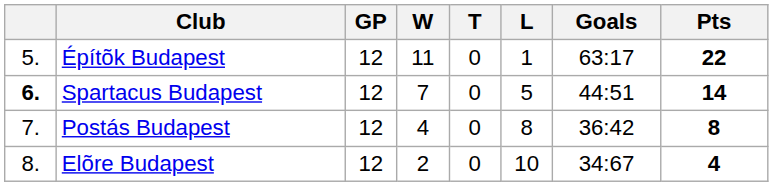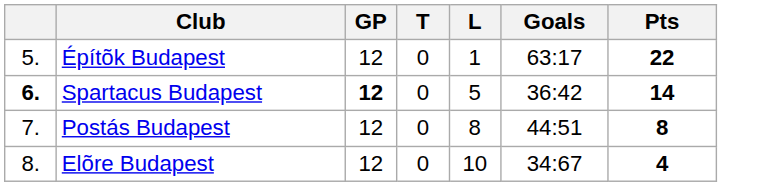- column: (423, 22)
(371, 92) normal -> (371, 92) bold
(606, 92) 44:51 -> (555, 92) 36:42
(606, 127) 36:42 -> (555, 127) 44:51
